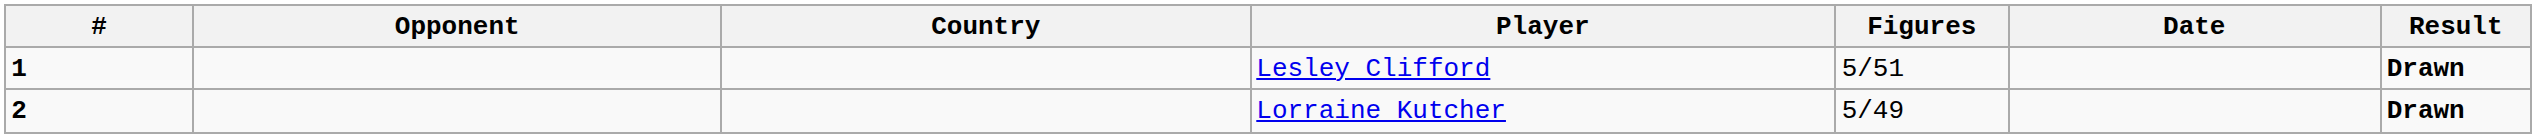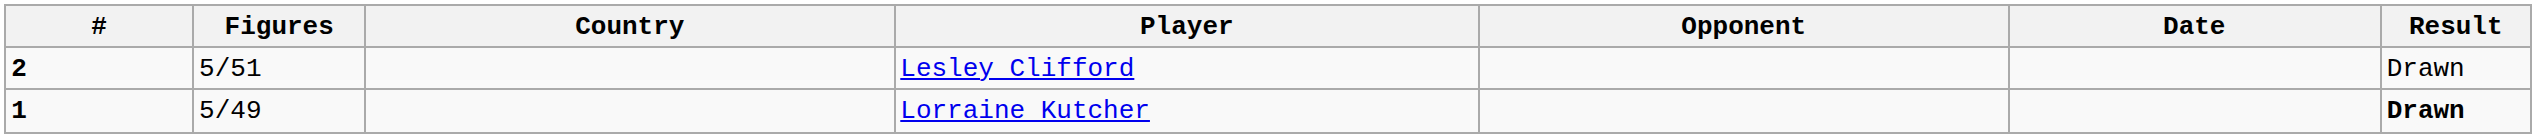columns swapped: (1922, 26) <-> (457, 26)
(19, 69) 1 -> (19, 69) 2
(2426, 69) bold -> (2426, 69) normal
(19, 111) 2 -> (19, 111) 1
